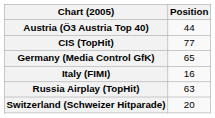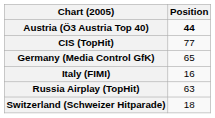(189, 27) normal -> (189, 27) bold
(189, 105) 20 -> (189, 105) 18
